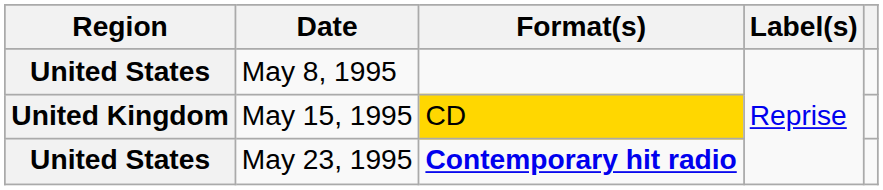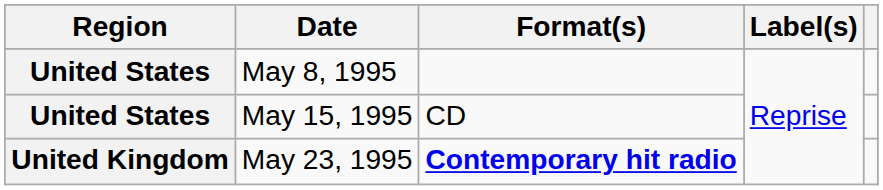(120, 116) United Kingdom -> (120, 116) United States
(446, 116) gold background -> (446, 116) no background
(120, 160) United States -> (120, 160) United Kingdom
